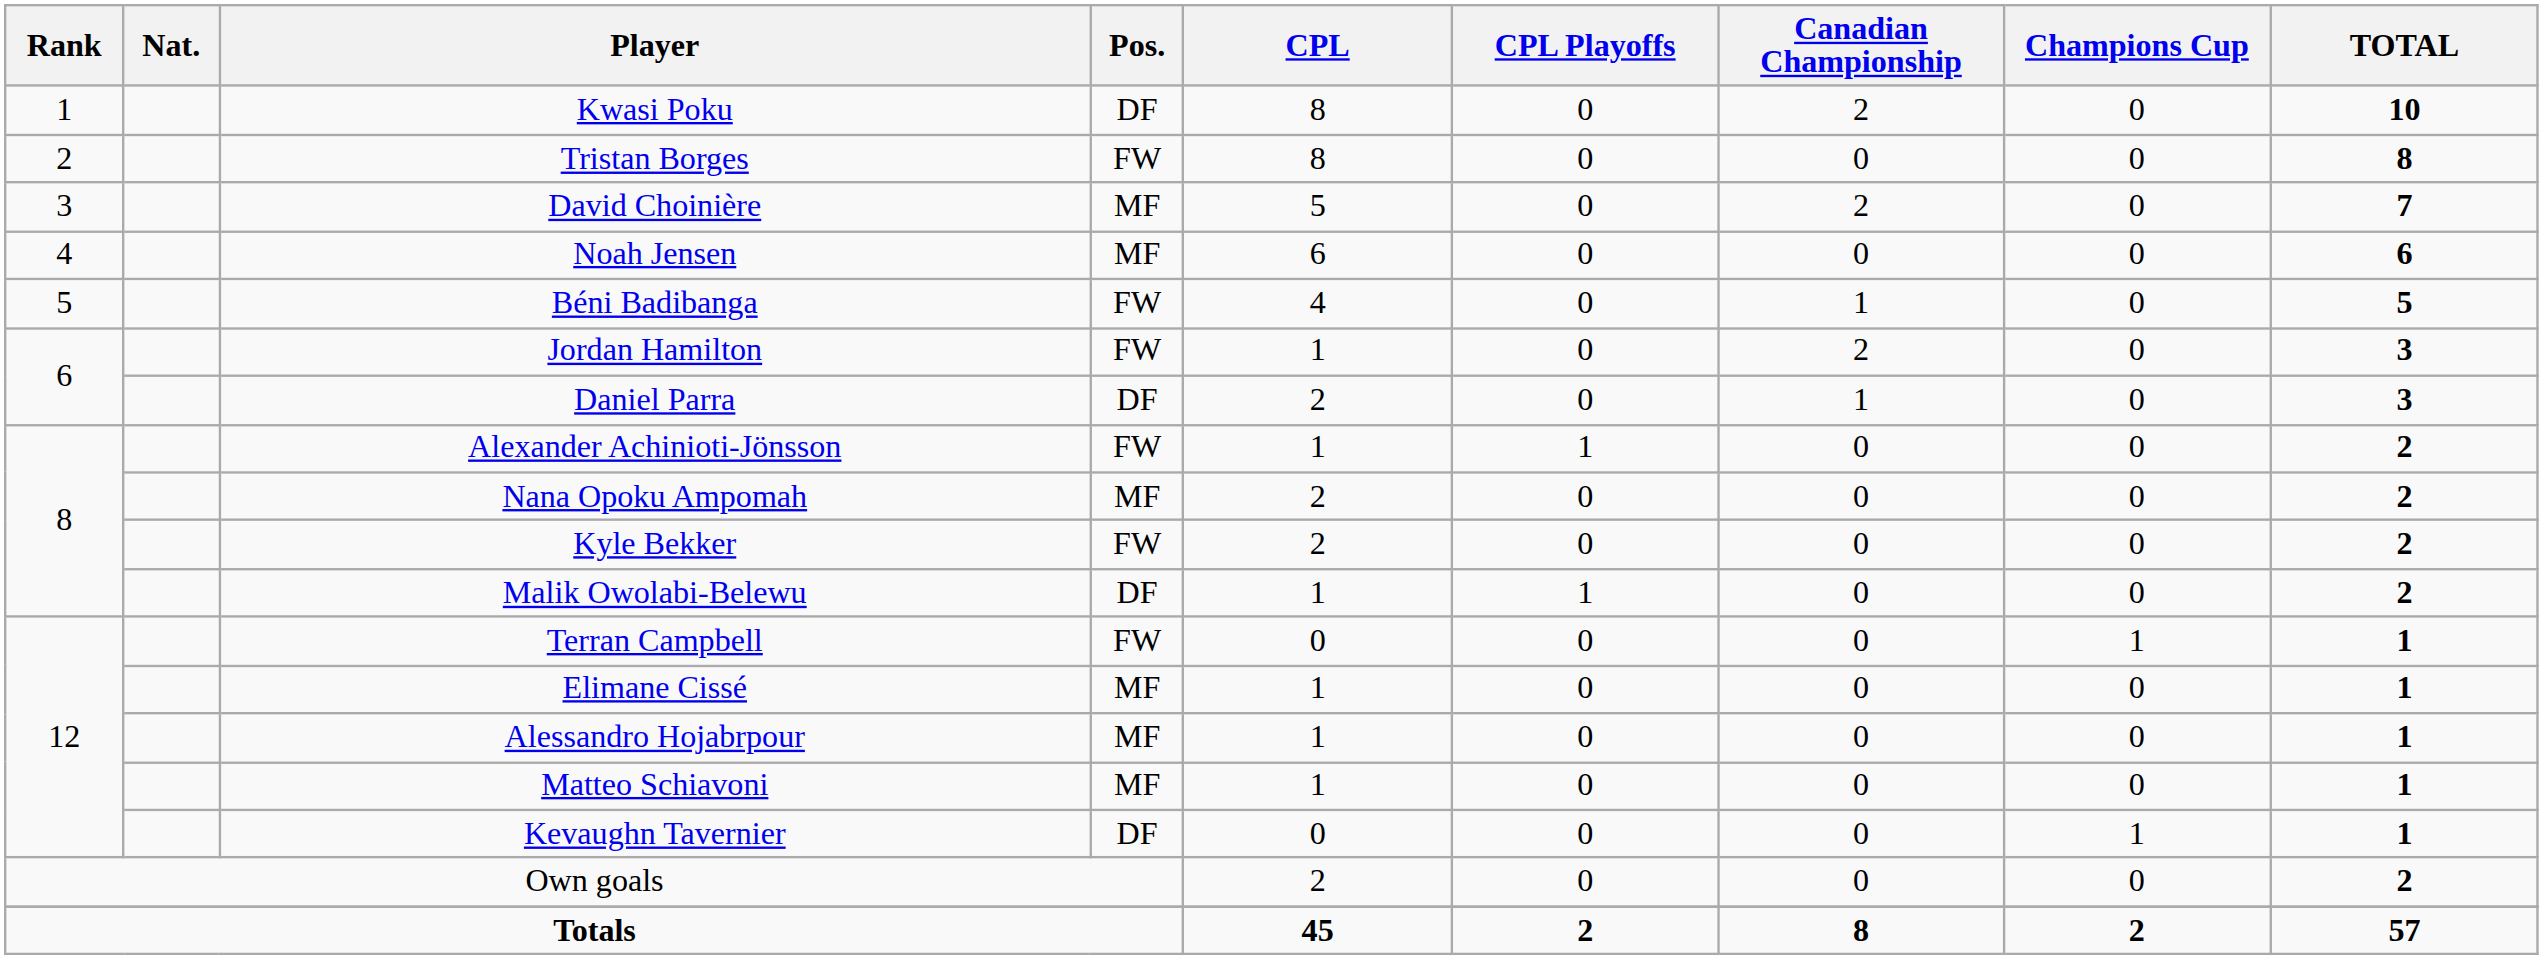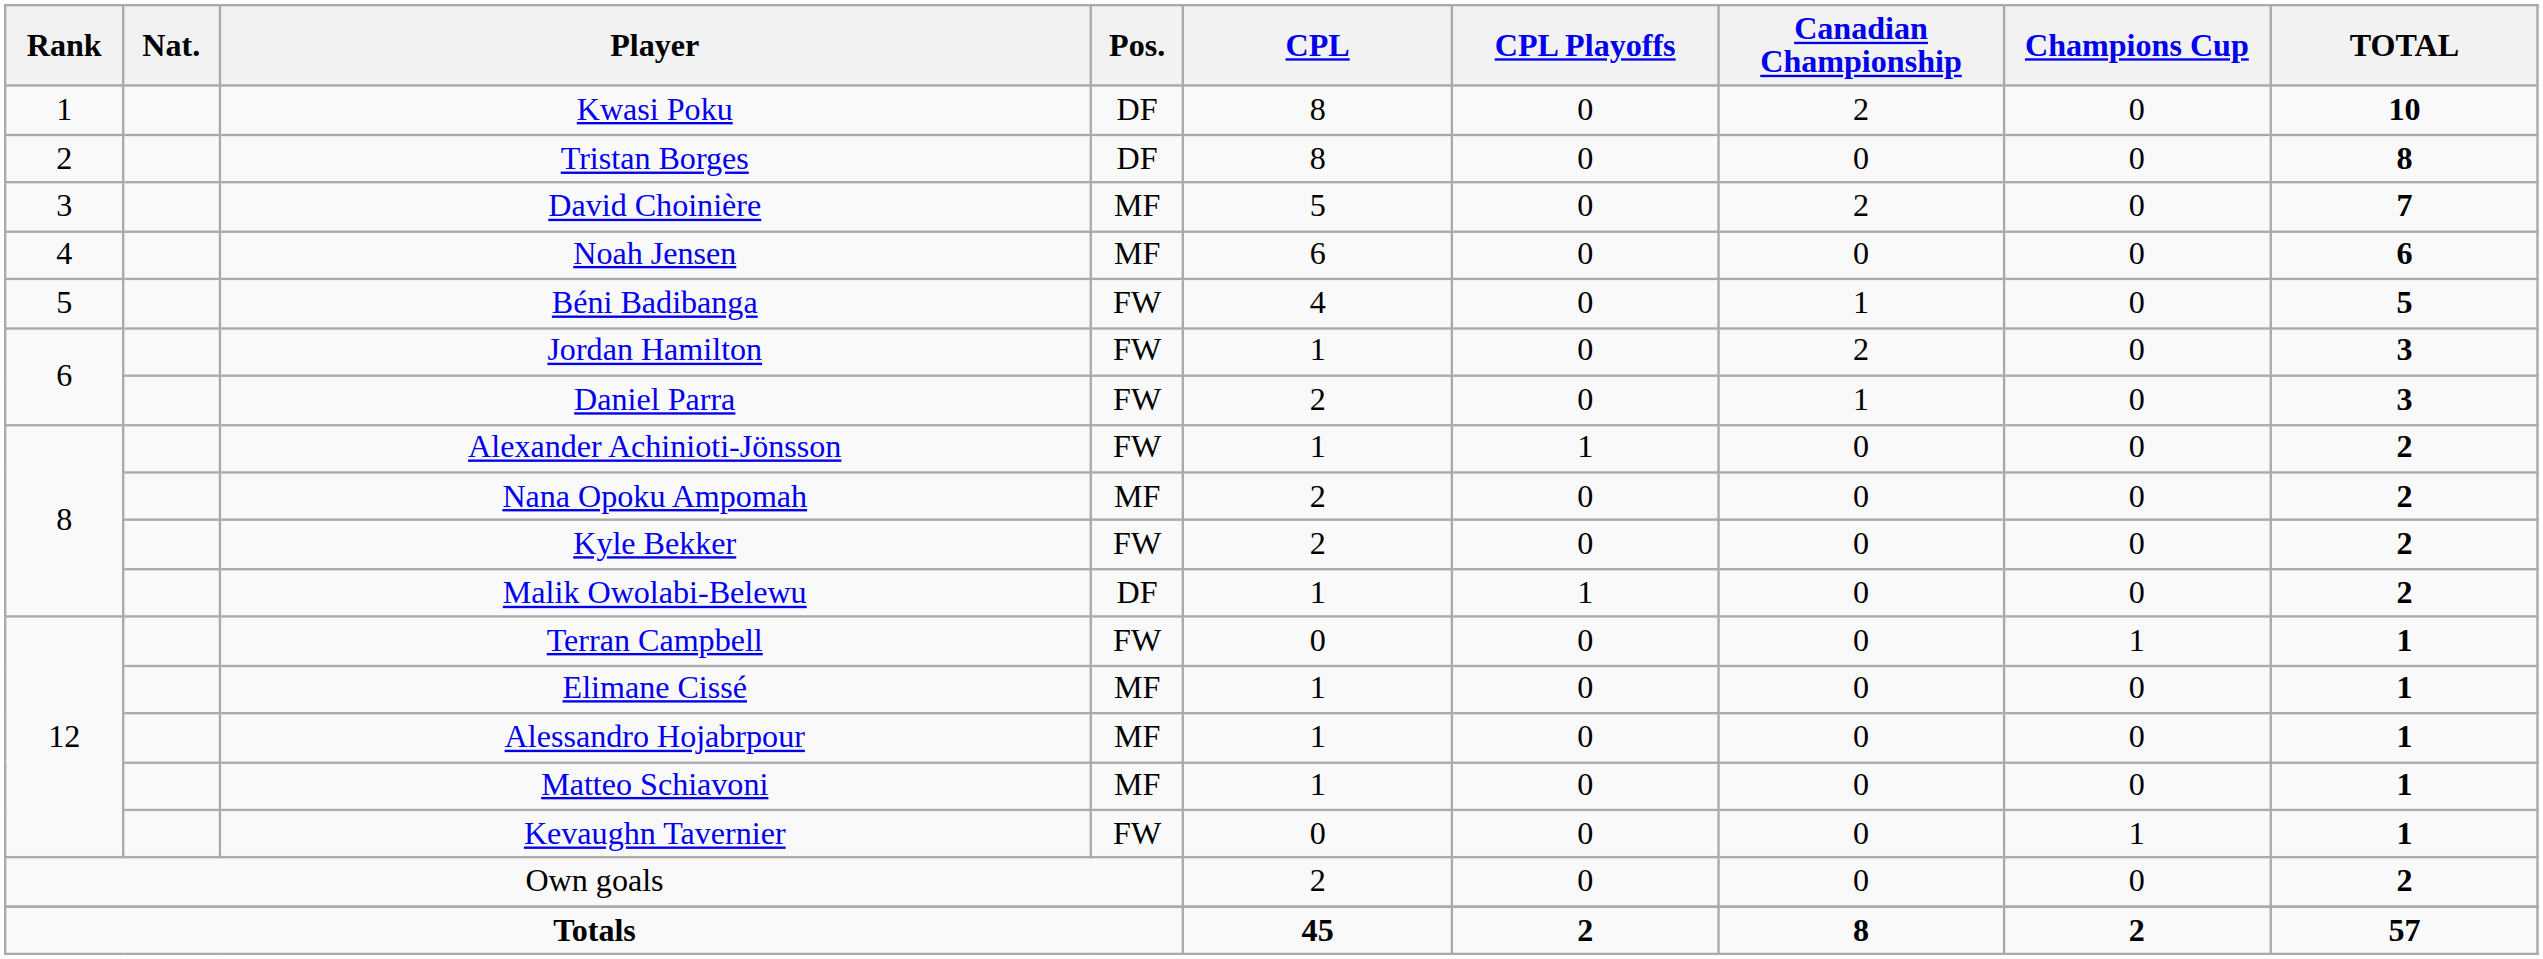(1137, 157) FW -> (1137, 157) DF
(1137, 398) DF -> (1137, 398) FW
(1137, 832) DF -> (1137, 832) FW
